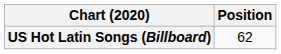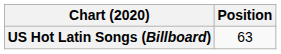(245, 37) 62 -> (245, 37) 63
